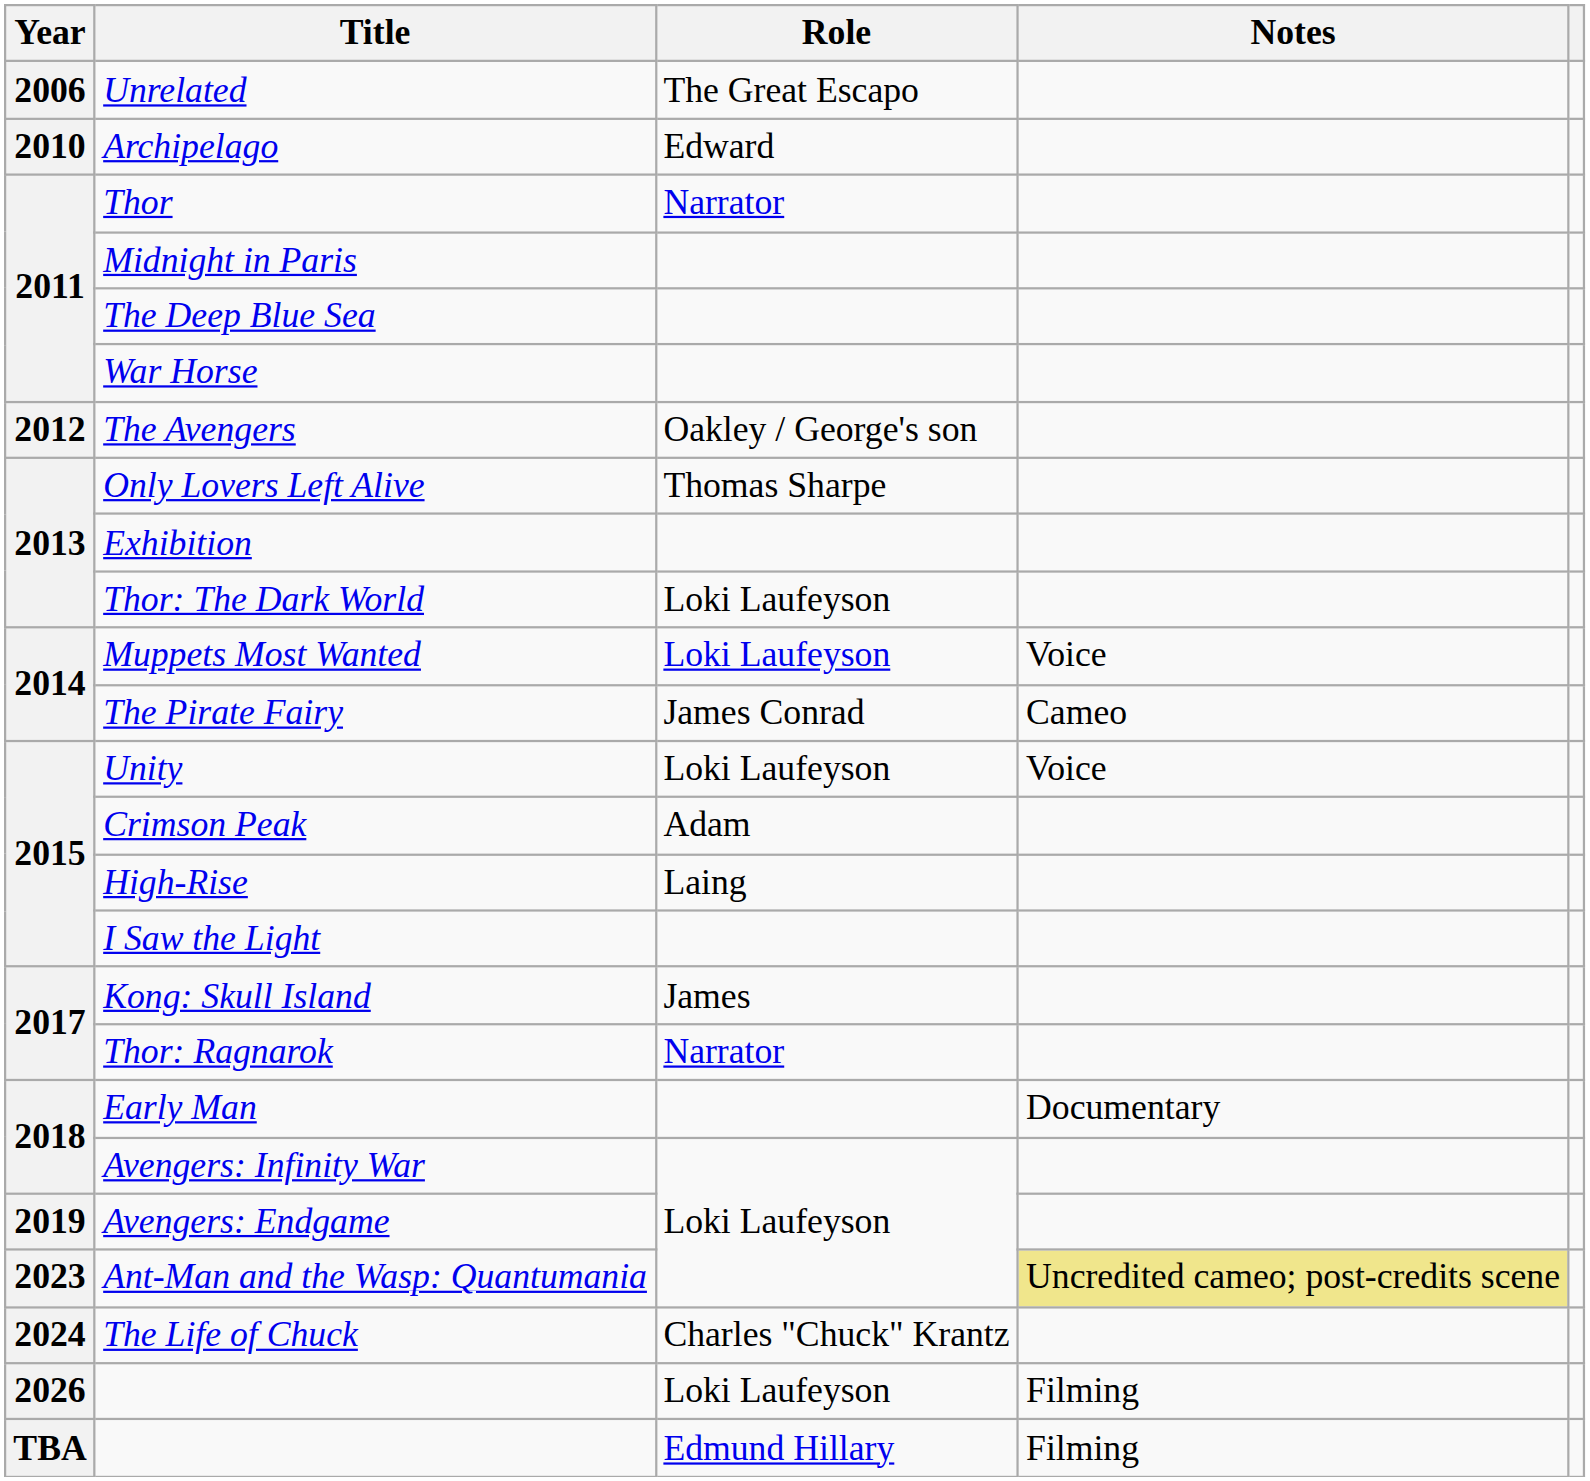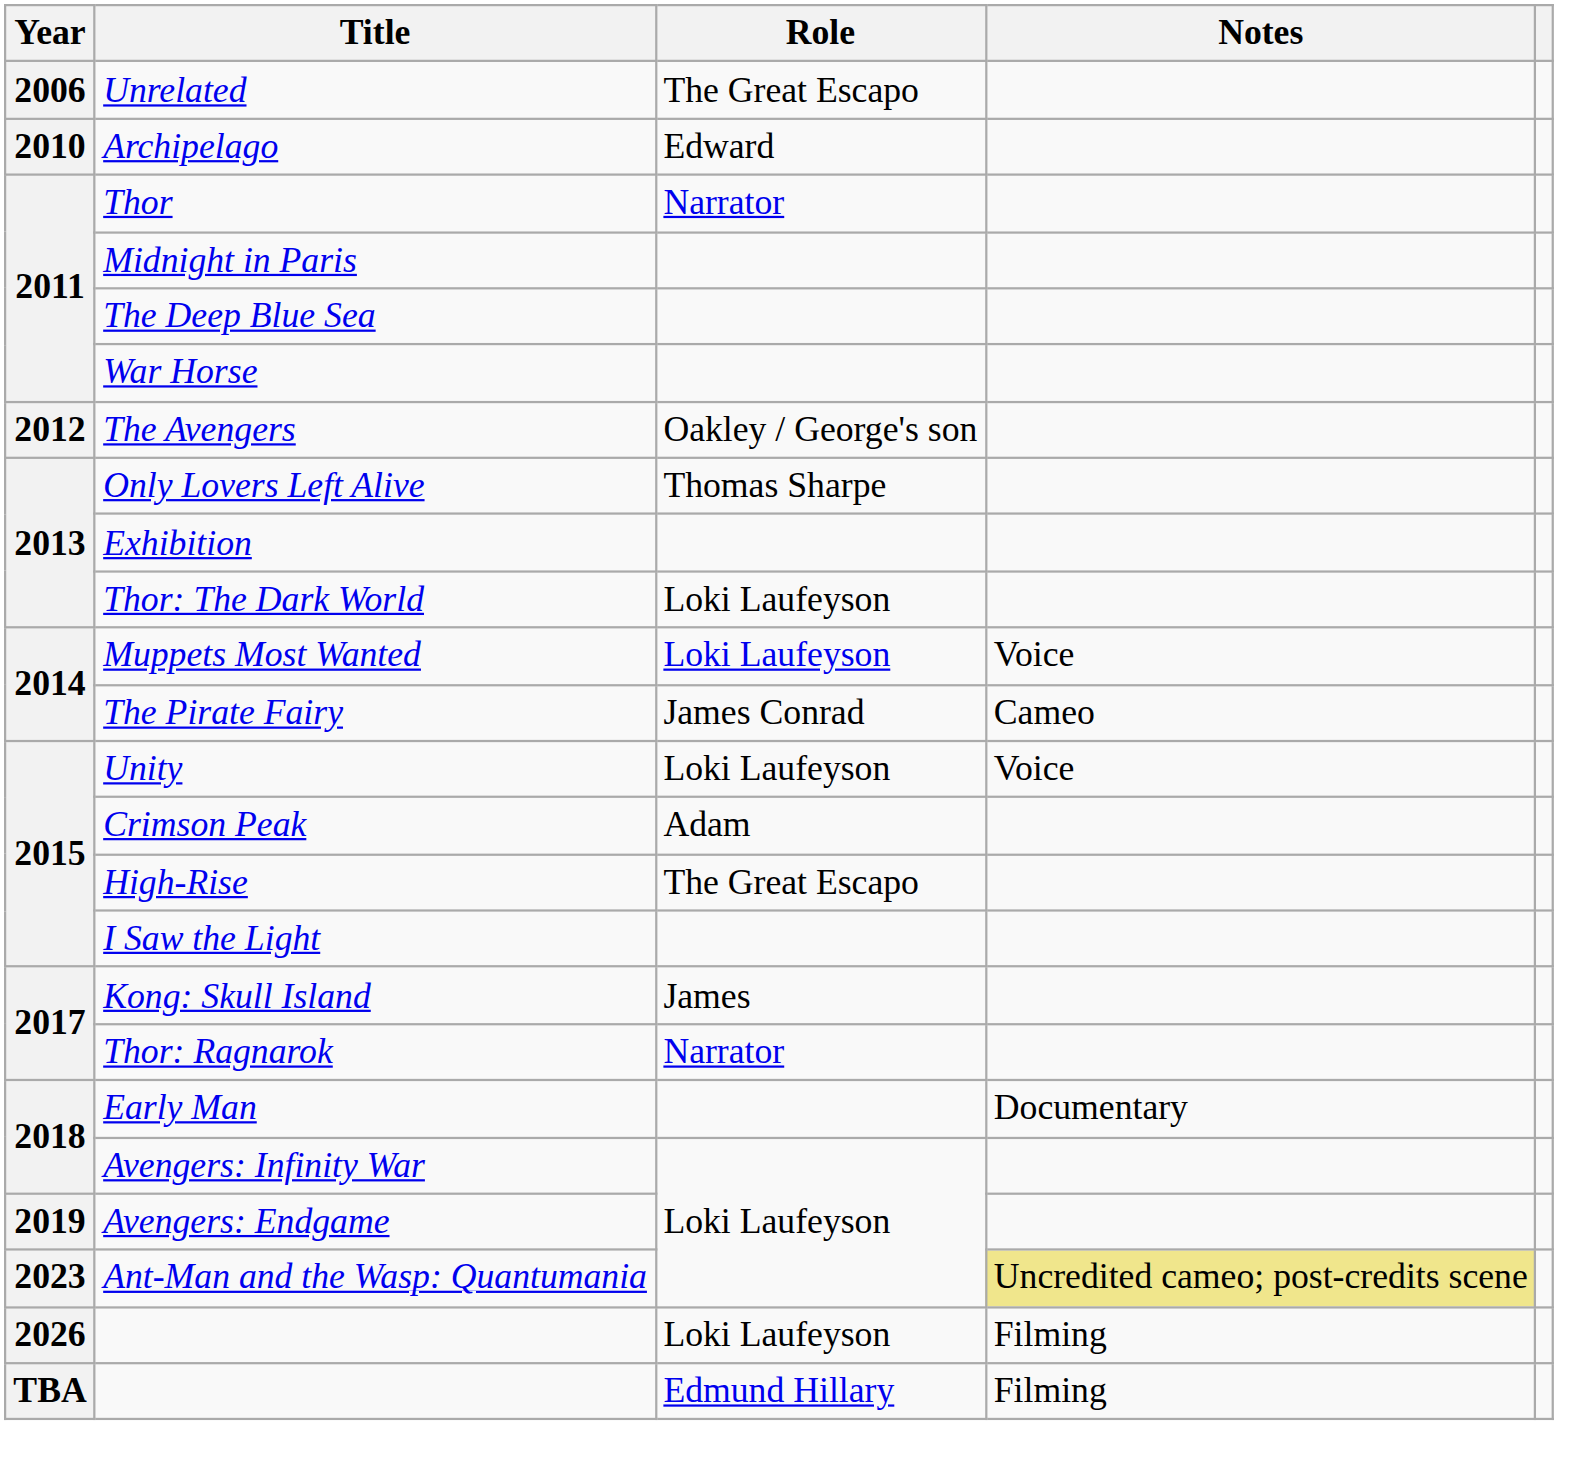(705, 881) Laing -> (791, 881) The Great Escapo
- row: (50, 1334)
